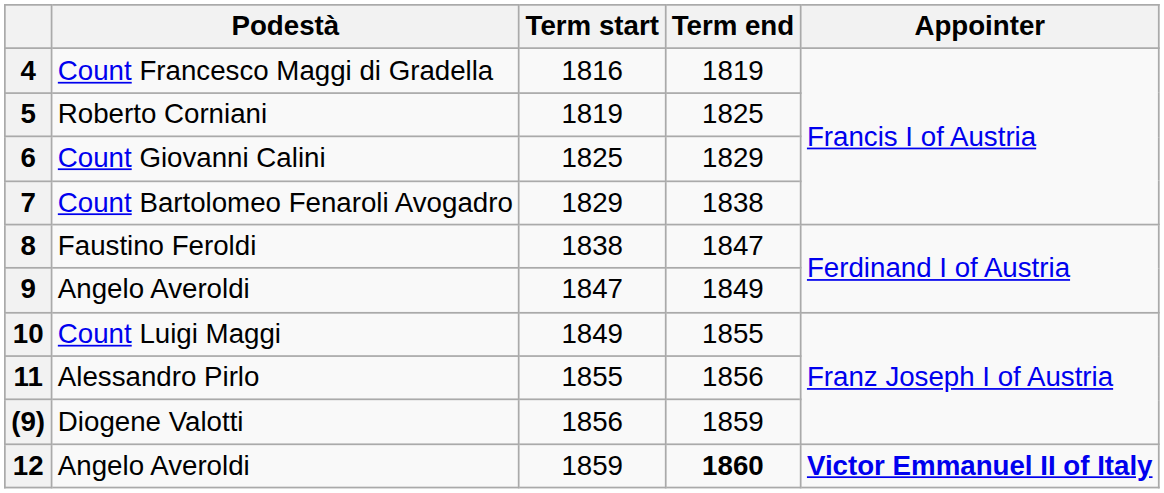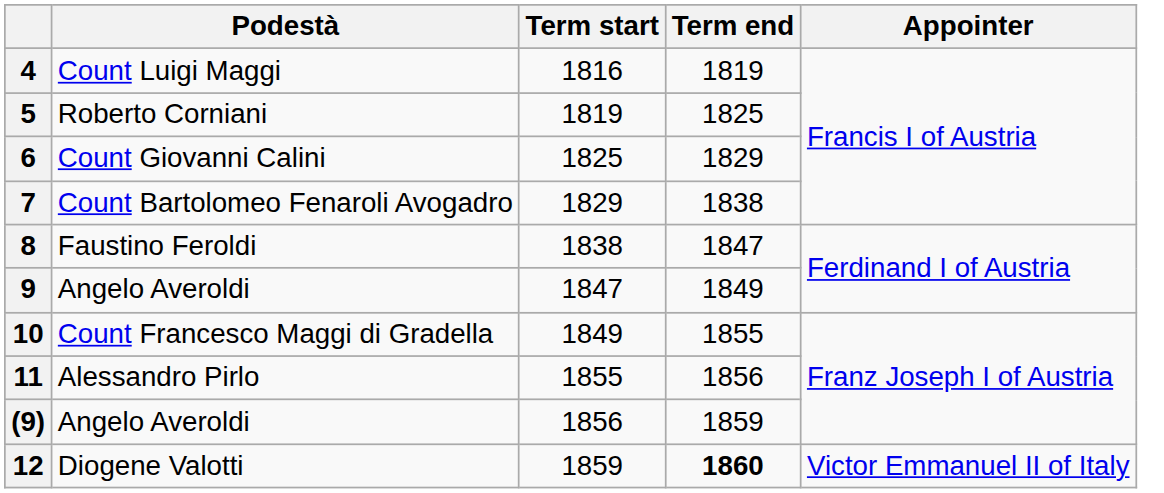(276, 70) Count Francesco Maggi di Gradella -> (169, 70) Count Luigi Maggi
(169, 333) Count Luigi Maggi -> (276, 333) Count Francesco Maggi di Gradella
(151, 421) Diogene Valotti -> (154, 421) Angelo Averoldi
(154, 465) Angelo Averoldi -> (151, 465) Diogene Valotti
(980, 465) bold -> (968, 465) normal
